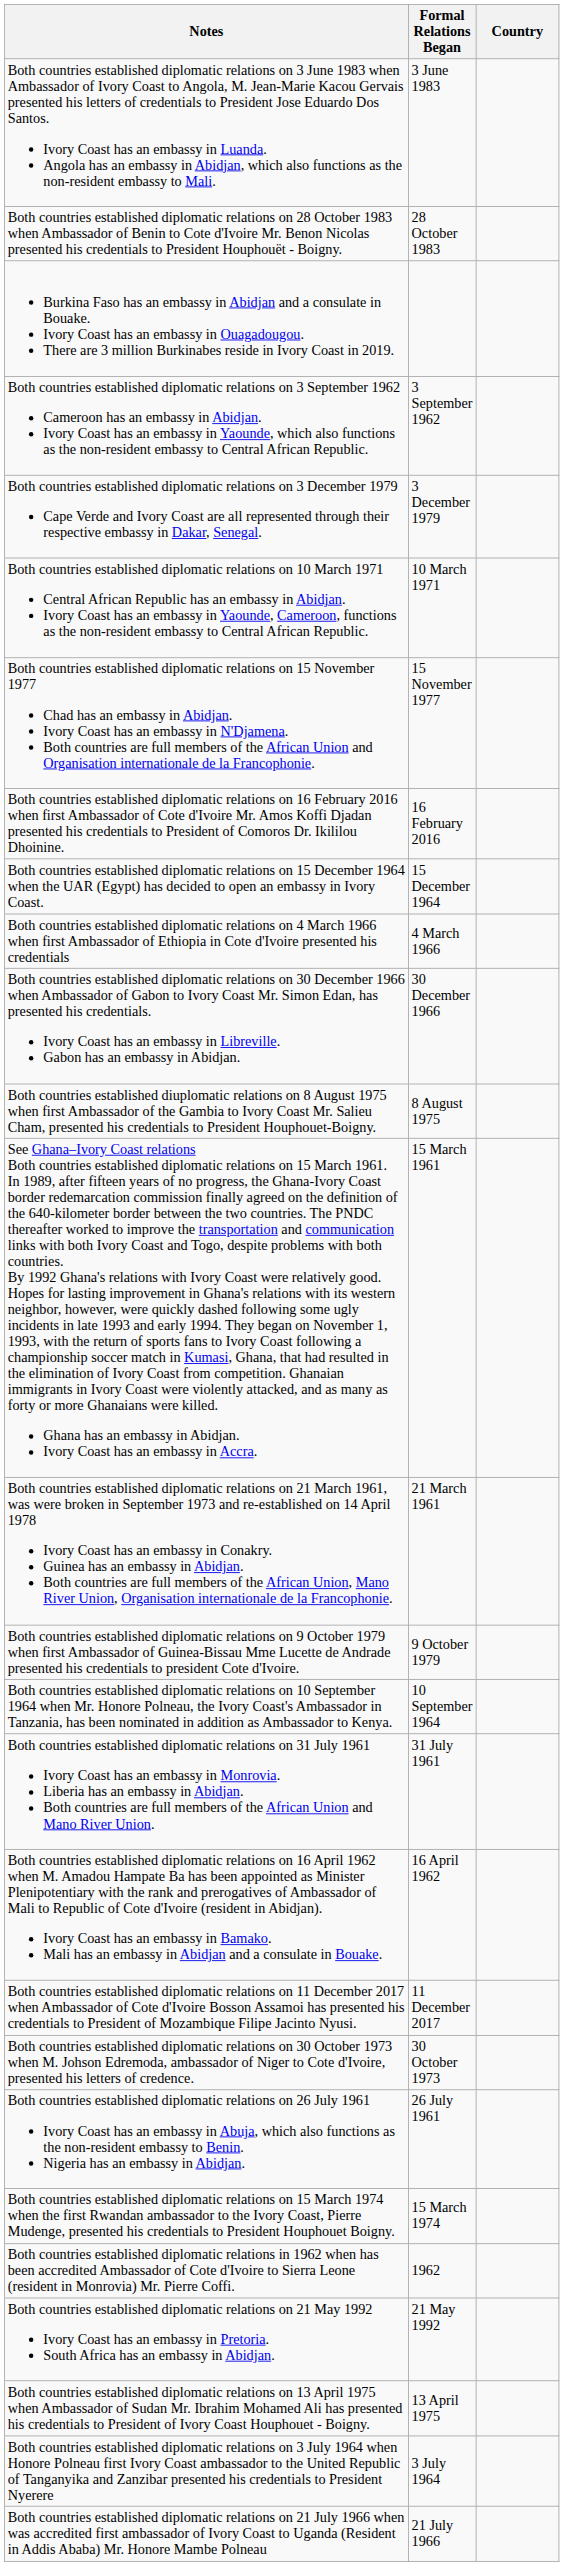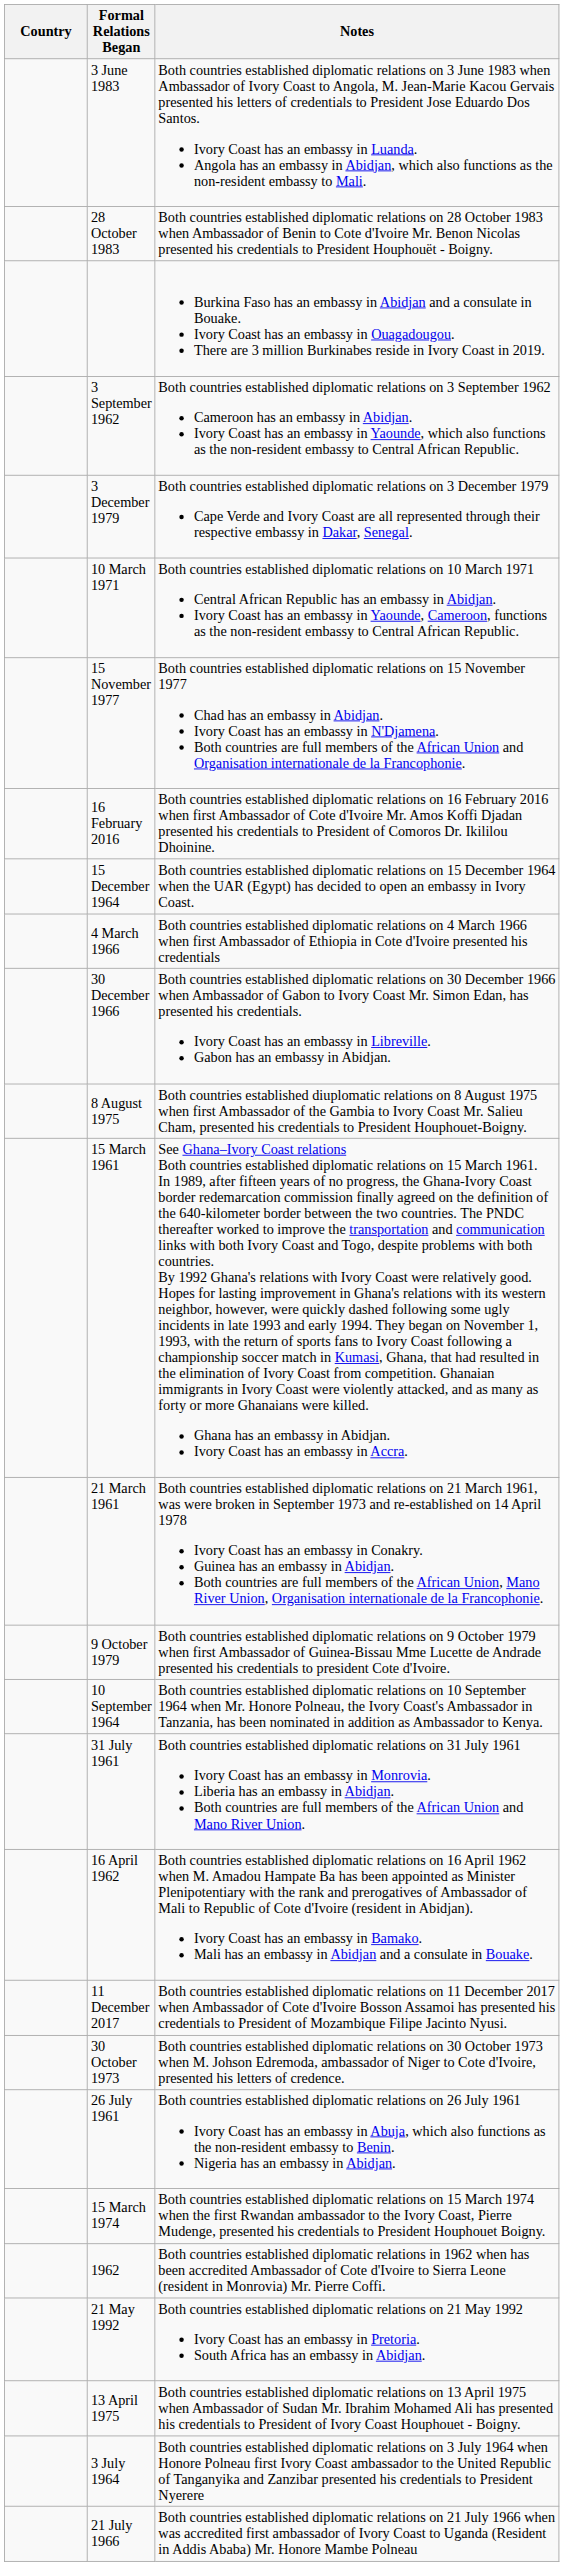columns swapped: (517, 31) <-> (206, 31)
